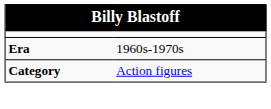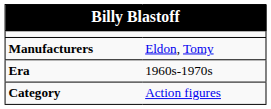+ row: (51, 48)
